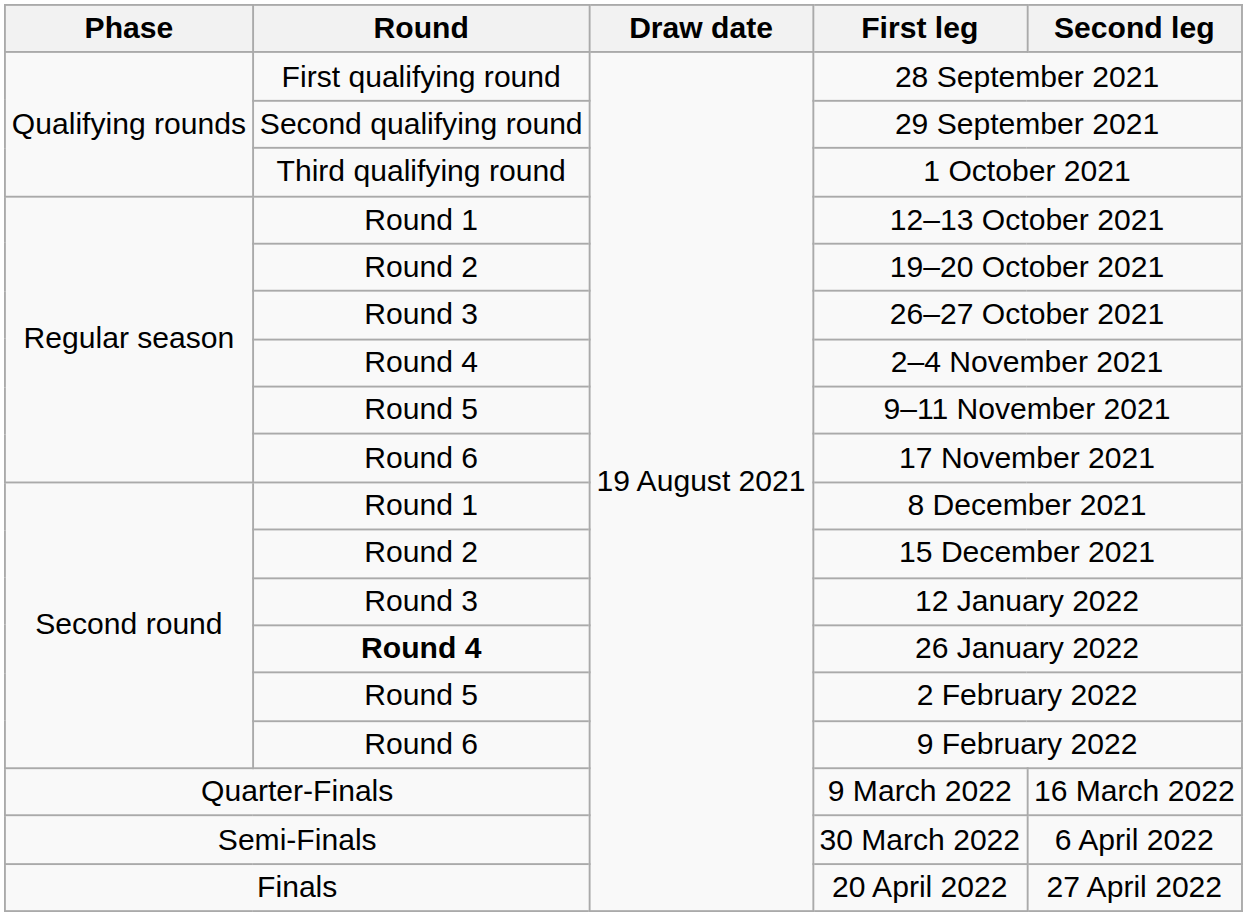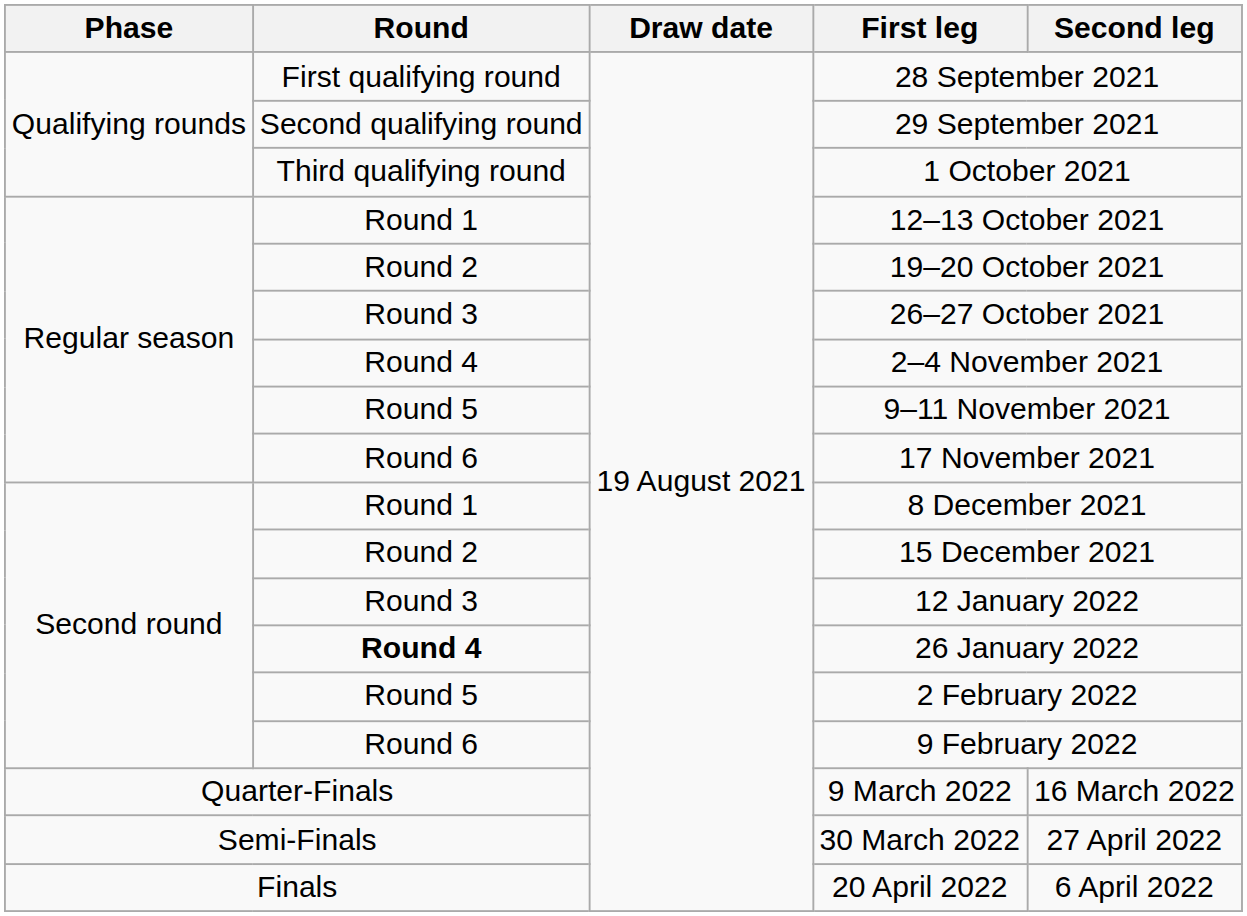(1134, 839) 6 April 2022 -> (1134, 839) 27 April 2022
(1134, 887) 27 April 2022 -> (1134, 887) 6 April 2022
